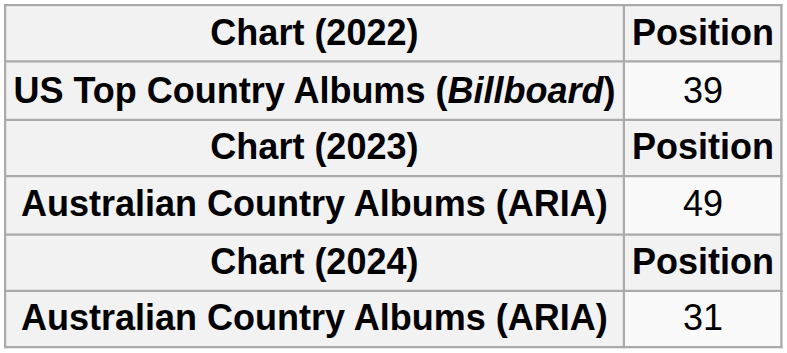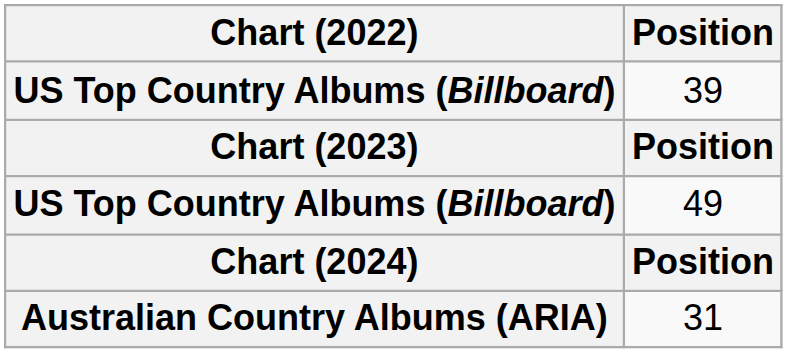(314, 204) Australian Country Albums (ARIA) -> (314, 204) US Top Country Albums (Billboard)
